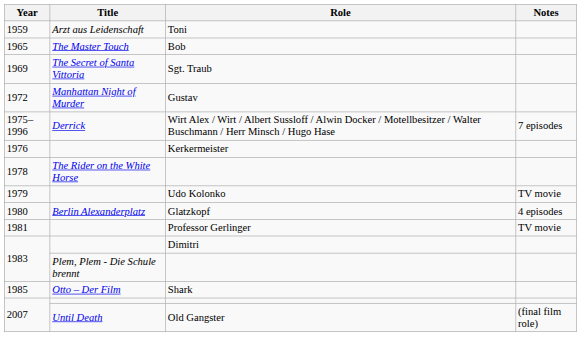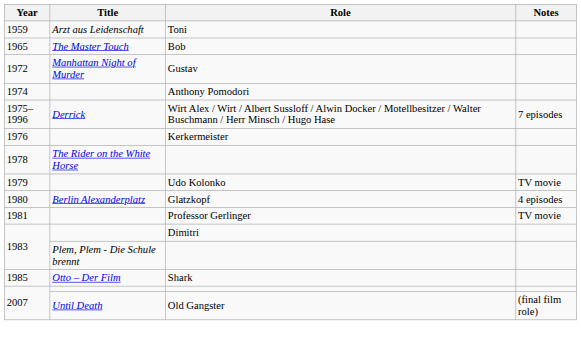- row: (17, 69)
+ row: (17, 91)
